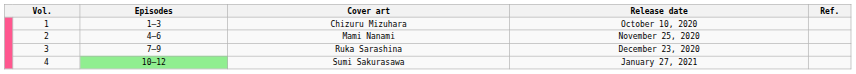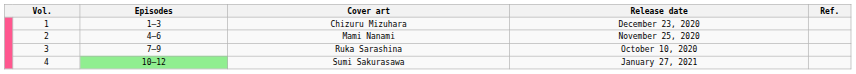(659, 24) October 10, 2020 -> (659, 24) December 23, 2020
(659, 50) December 23, 2020 -> (659, 50) October 10, 2020
